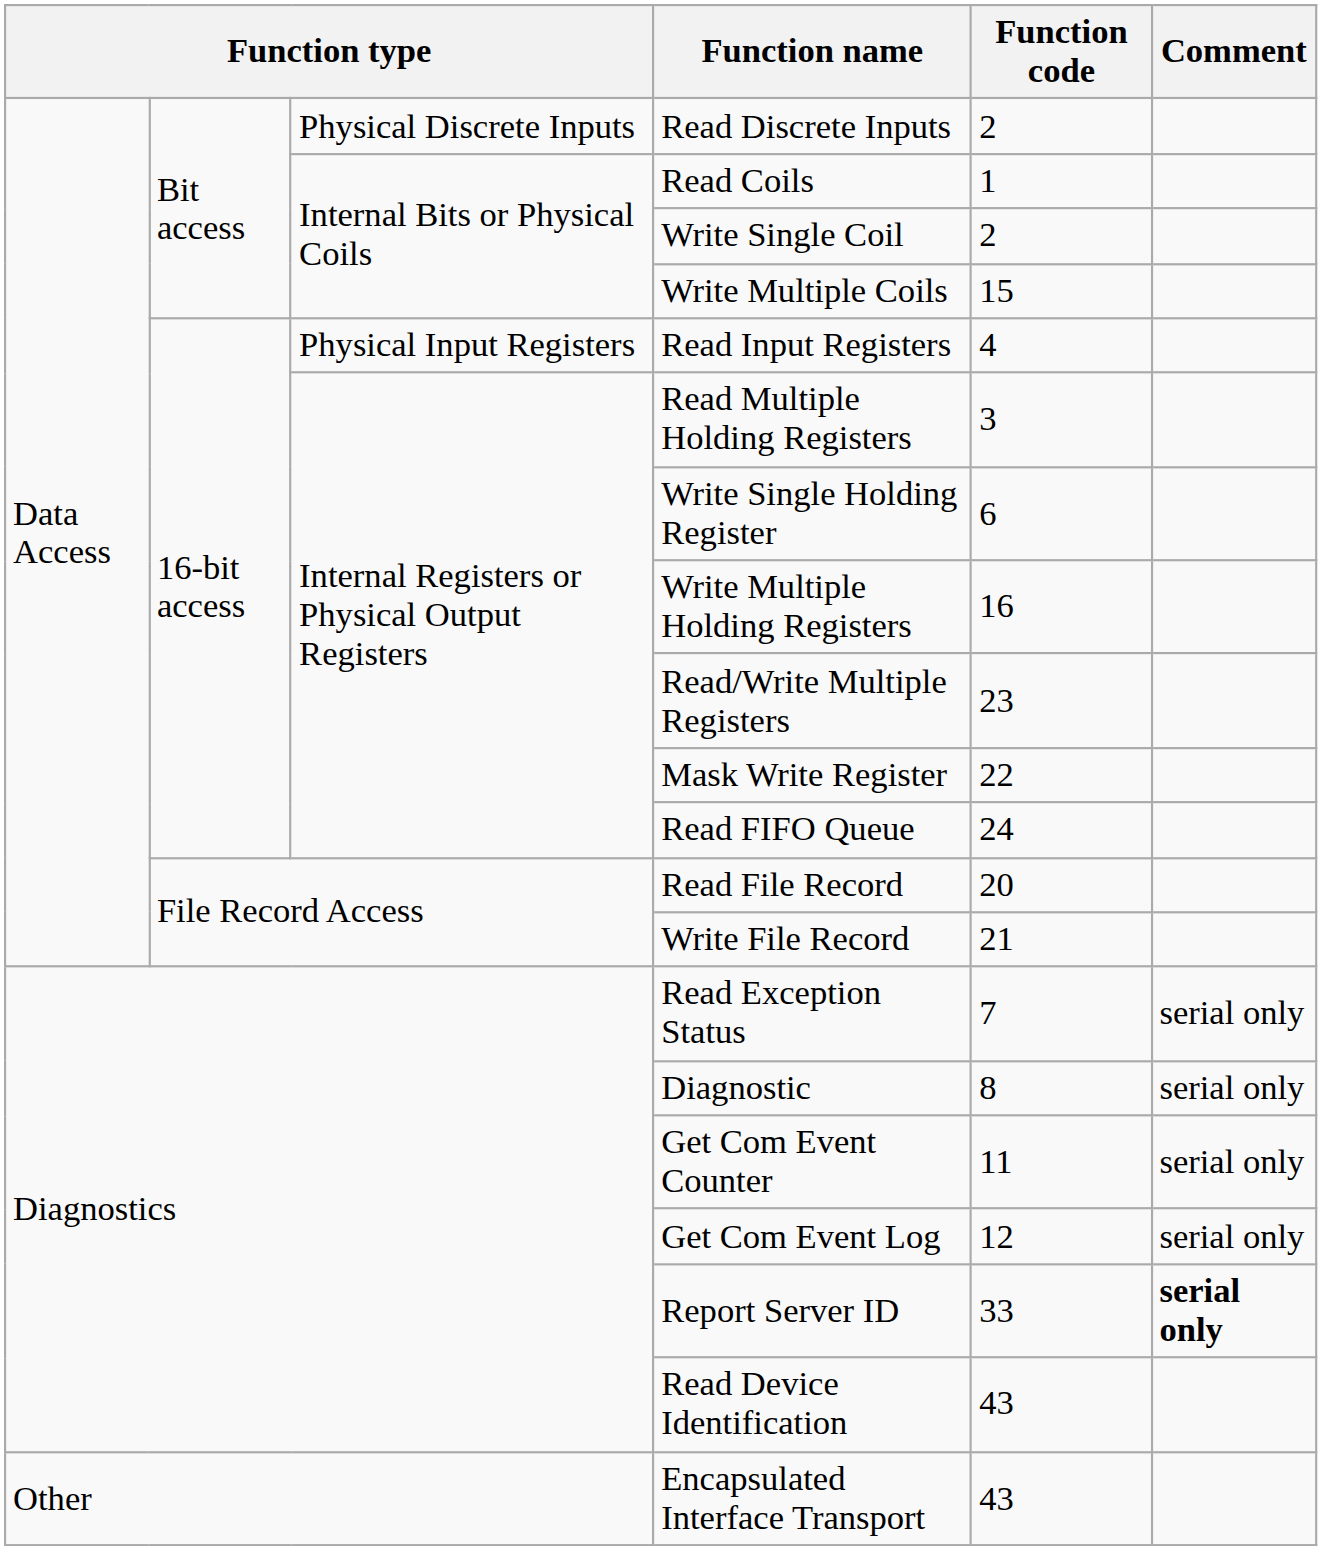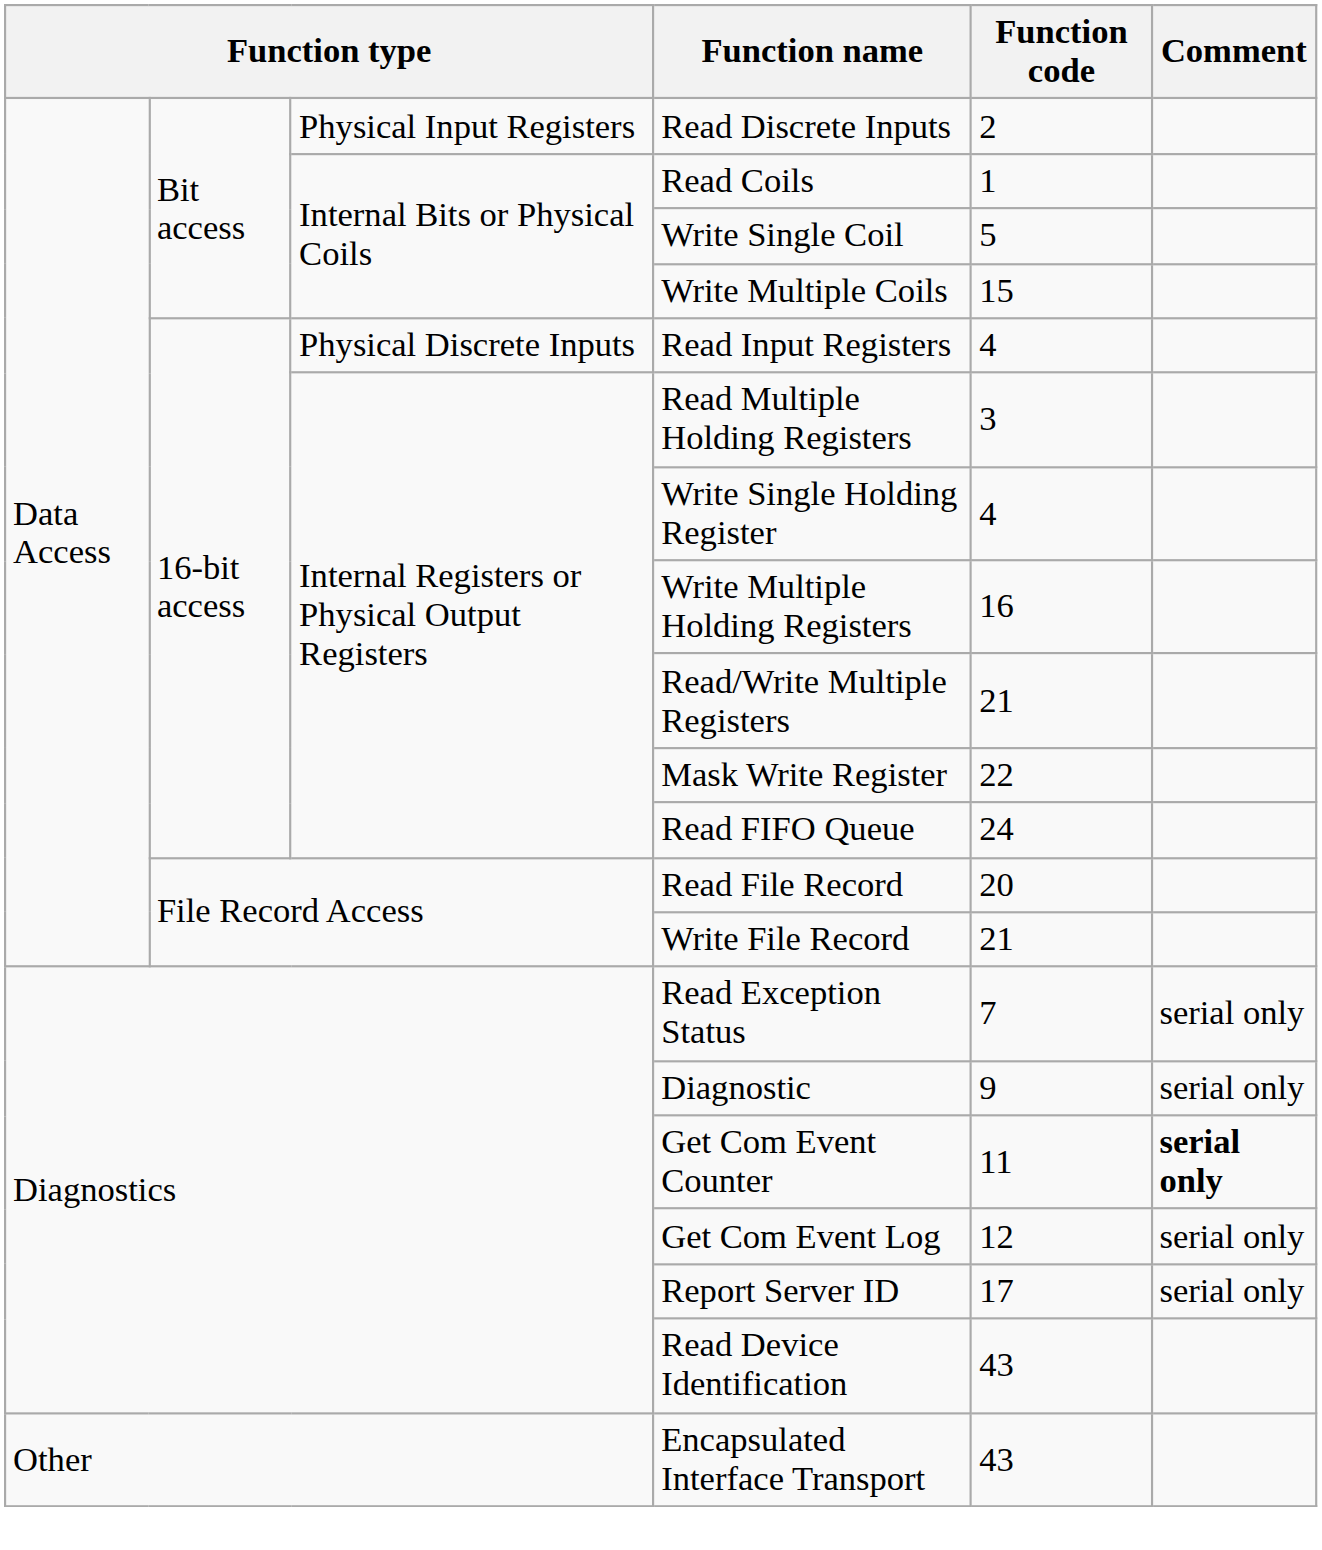(467, 125) Physical Discrete Inputs -> (467, 125) Physical Input Registers
(988, 235) 2 -> (988, 235) 5
(467, 344) Physical Input Registers -> (467, 344) Physical Discrete Inputs
(988, 512) 6 -> (988, 512) 4
(997, 700) 23 -> (997, 700) 21
(988, 1087) 8 -> (988, 1087) 9
(1232, 1161) normal -> (1200, 1161) bold
(997, 1310) 33 -> (997, 1290) 17
(1200, 1310) bold -> (1232, 1290) normal
